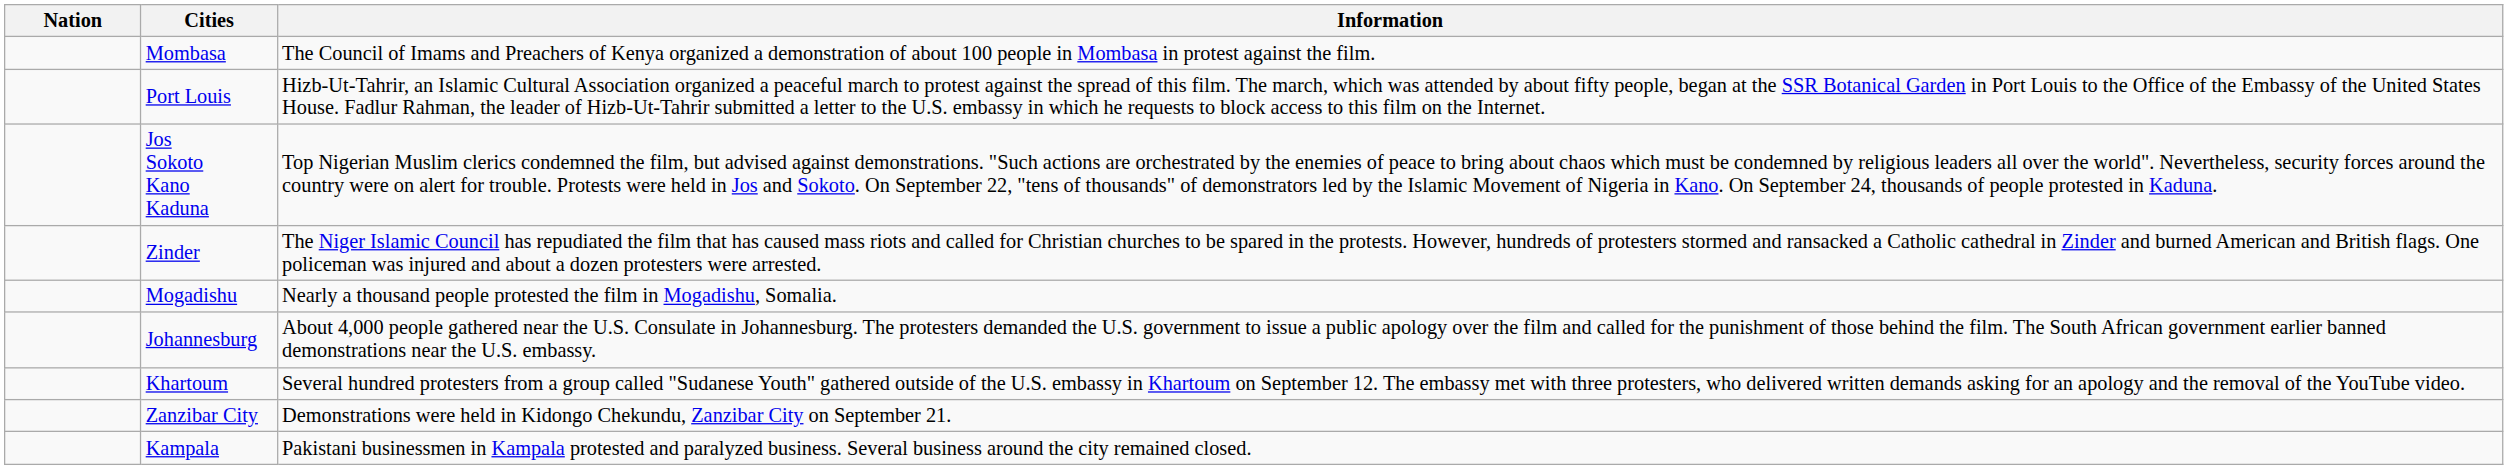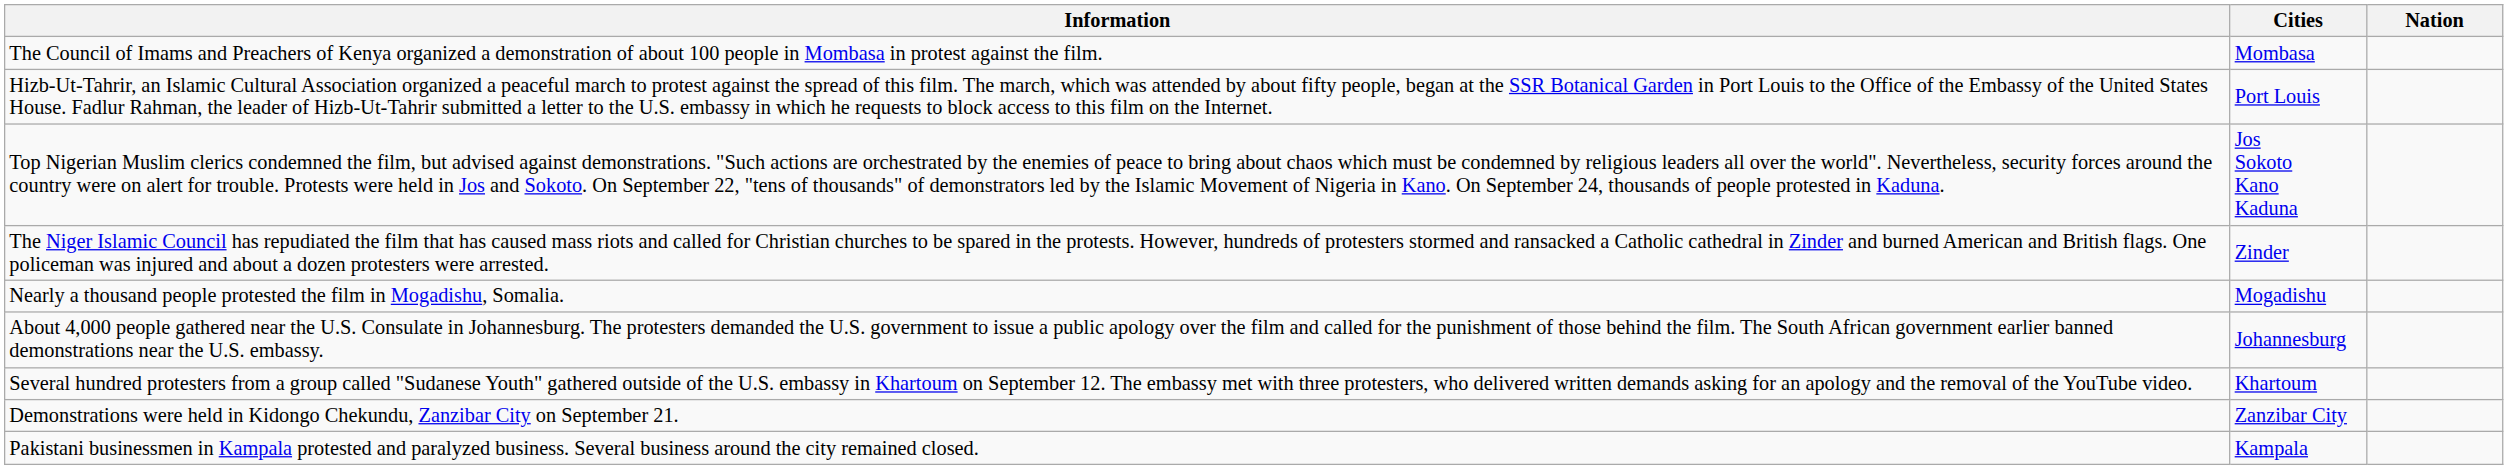columns swapped: (73, 20) <-> (1390, 20)
